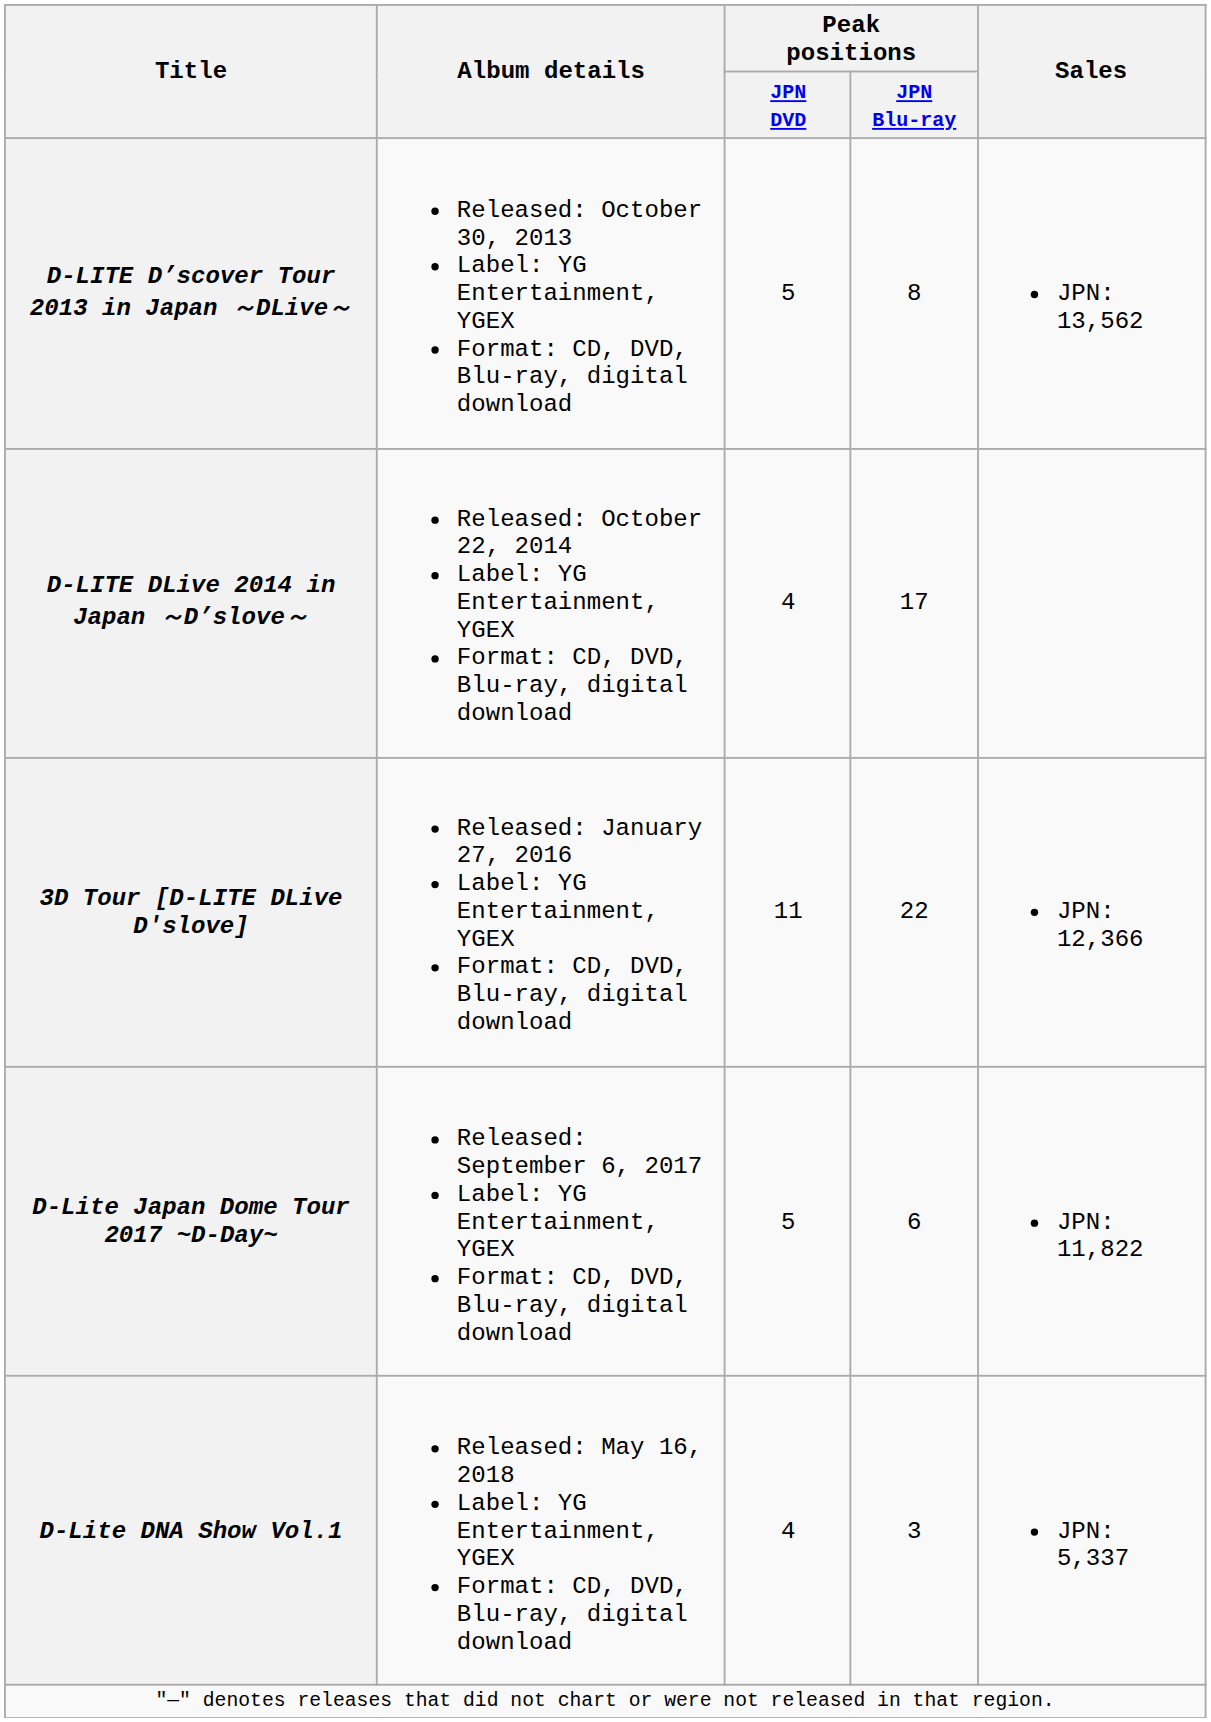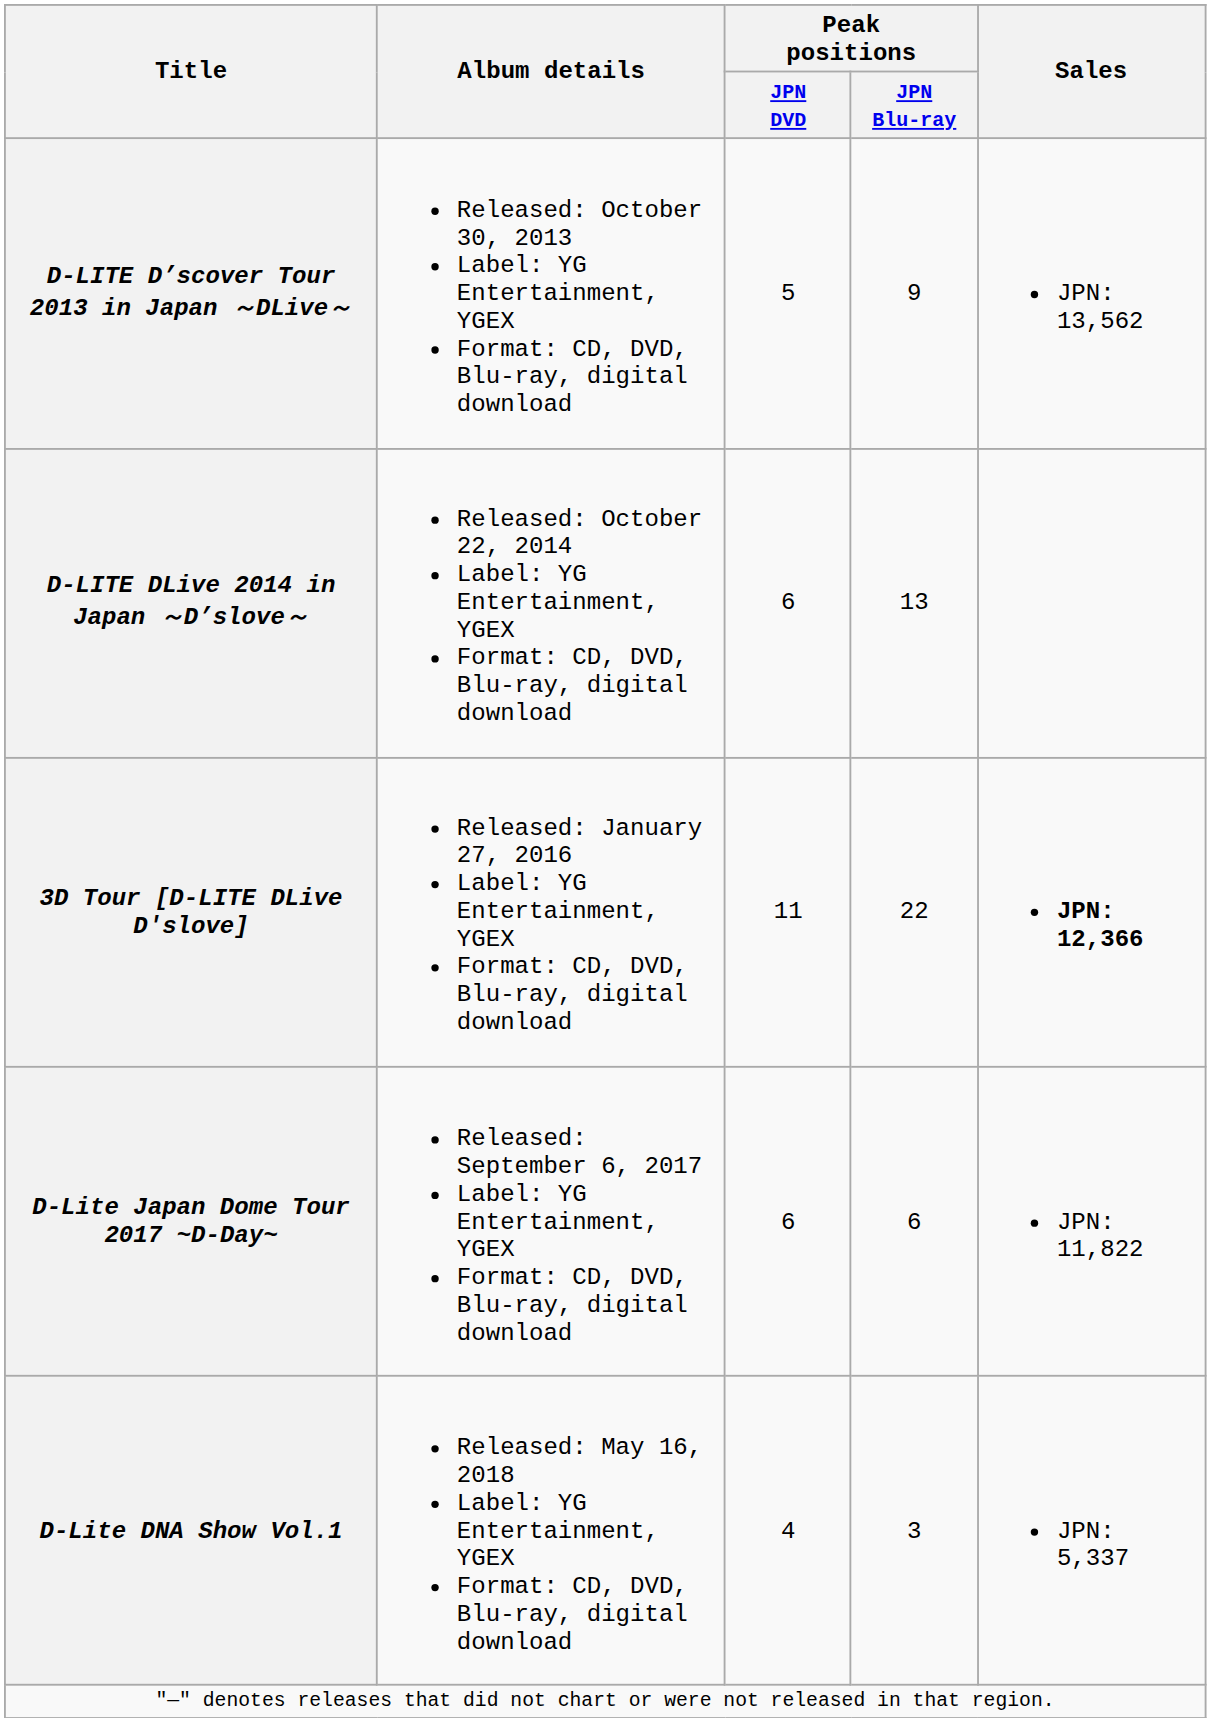(914, 293) 8 -> (914, 293) 9
(788, 603) 4 -> (788, 603) 6
(914, 603) 17 -> (914, 603) 13
(1091, 926) normal -> (1091, 926) bold
(788, 1221) 5 -> (788, 1221) 6
